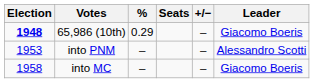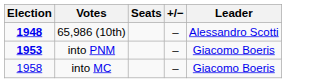- column: (142, 13)
(262, 31) Giacomo Boeris -> (234, 31) Alessandro Scotti
(29, 50) normal -> (29, 50) bold
(262, 50) Alessandro Scotti -> (234, 50) Giacomo Boeris
